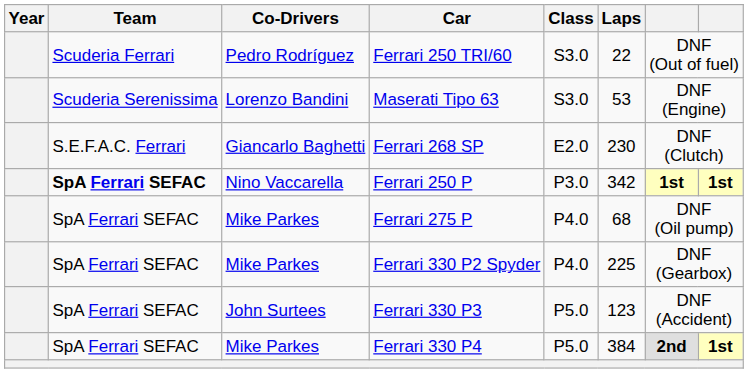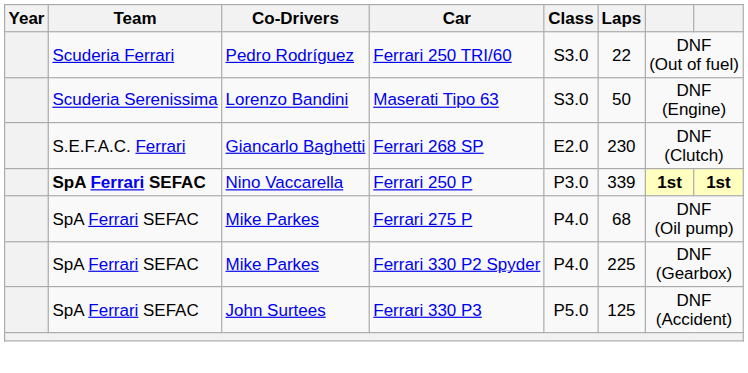(621, 100) 53 -> (621, 100) 50
(621, 182) 342 -> (621, 182) 339
(621, 310) 123 -> (621, 310) 125
- row: (428, 346)
